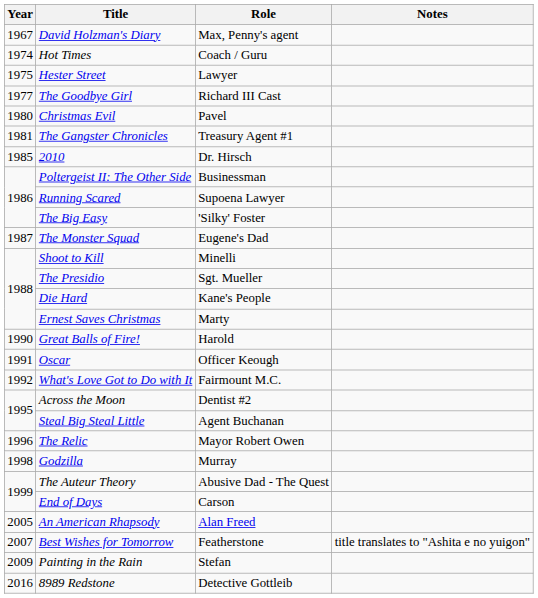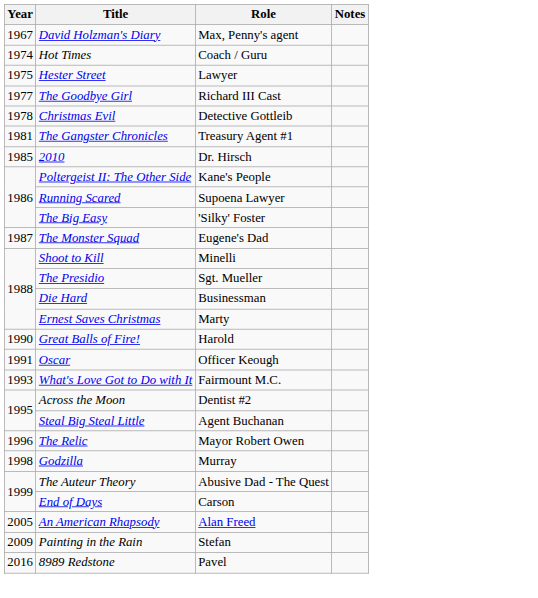(20, 116) 1980 -> (20, 116) 1978
(212, 116) Pavel -> (245, 116) Detective Gottleib
(232, 177) Businessman -> (234, 177) Kane's People
(234, 298) Kane's People -> (232, 298) Businessman
(20, 380) 1992 -> (20, 380) 1993
- row: (106, 542)
(245, 583) Detective Gottleib -> (212, 562) Pavel
